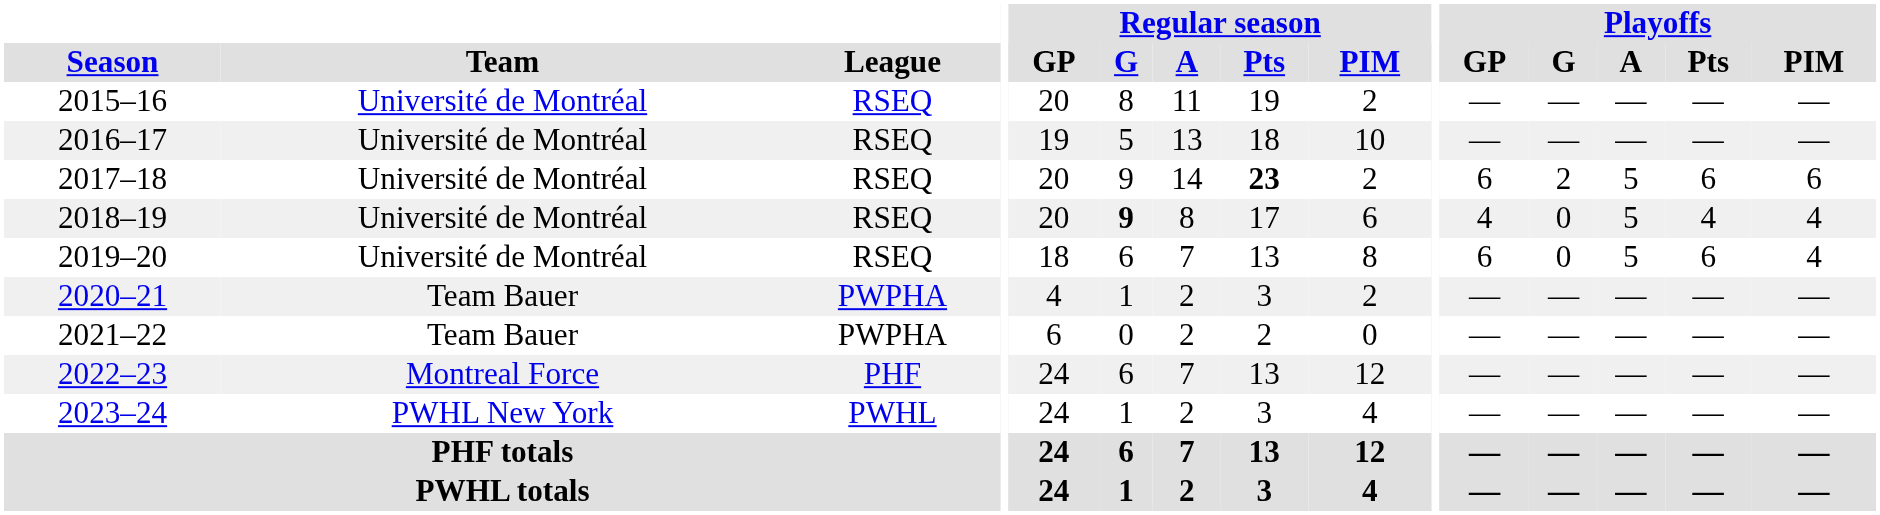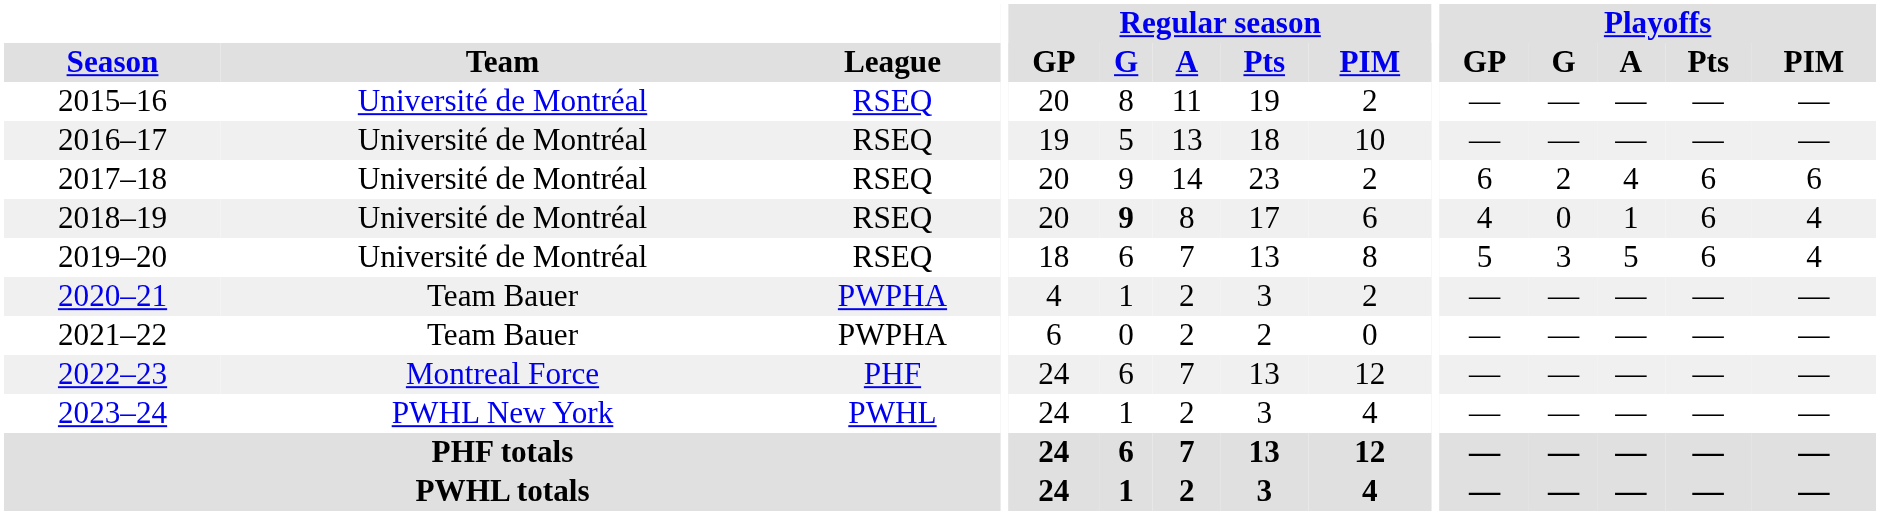(1264, 179) bold -> (1264, 179) normal
(1631, 179) 5 -> (1631, 179) 4
(1631, 218) 5 -> (1631, 218) 1
(1708, 218) 4 -> (1708, 218) 6
(1485, 257) 6 -> (1485, 257) 5
(1564, 257) 0 -> (1564, 257) 3
